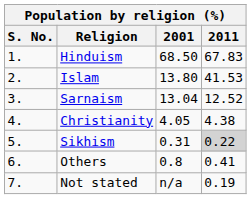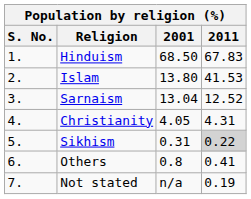(220, 120) 4.38 -> (220, 120) 4.31
